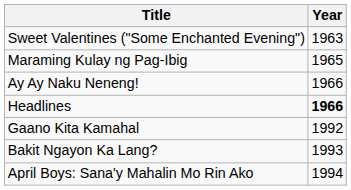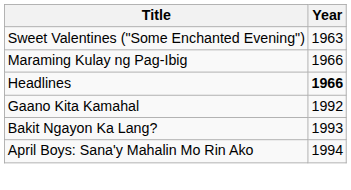(327, 60) 1965 -> (327, 60) 1966
- row: (73, 83)
